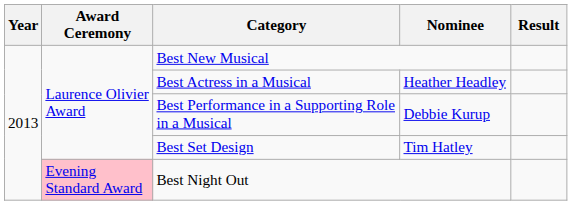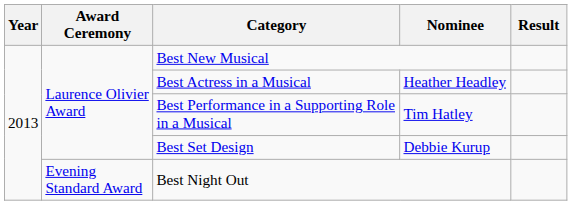(447, 114) Debbie Kurup -> (438, 114) Tim Hatley
(438, 147) Tim Hatley -> (447, 147) Debbie Kurup
(94, 179) pink background -> (94, 179) no background
